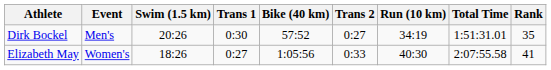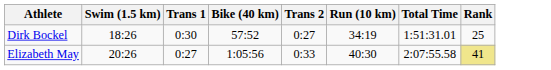- column: (107, 14)
(173, 35) 20:26 -> (123, 35) 18:26
(528, 35) 35 -> (478, 35) 25
(173, 55) 18:26 -> (123, 55) 20:26
(528, 55) no background -> (478, 55) khaki background
